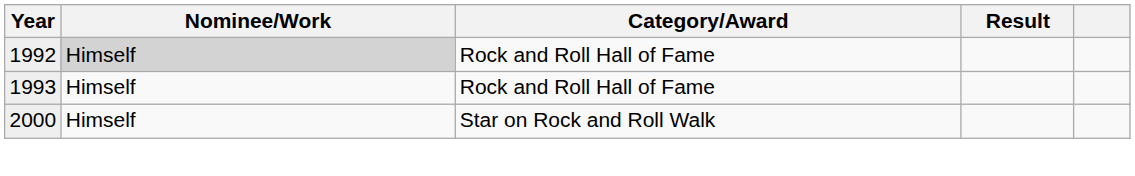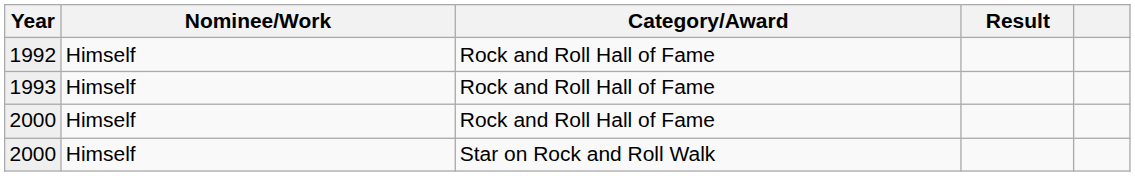(101, 54) lightgrey background -> (101, 54) no background
+ row: (33, 120)
